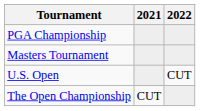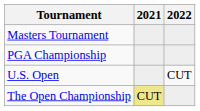rows swapped: (58, 55) <-> (57, 35)
(149, 96) no background -> (149, 96) khaki background
